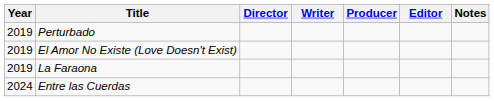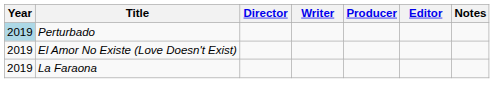(20, 31) no background -> (20, 31) lightblue background
- row: (84, 86)
